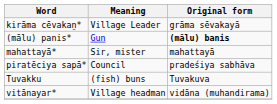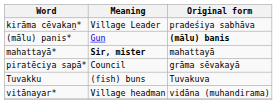(205, 25) grāma sēvakayā -> (212, 25) pradeśiya sabhāva
(118, 52) normal -> (118, 52) bold
(212, 65) pradeśiya sabhāva -> (205, 65) grāma sēvakayā
